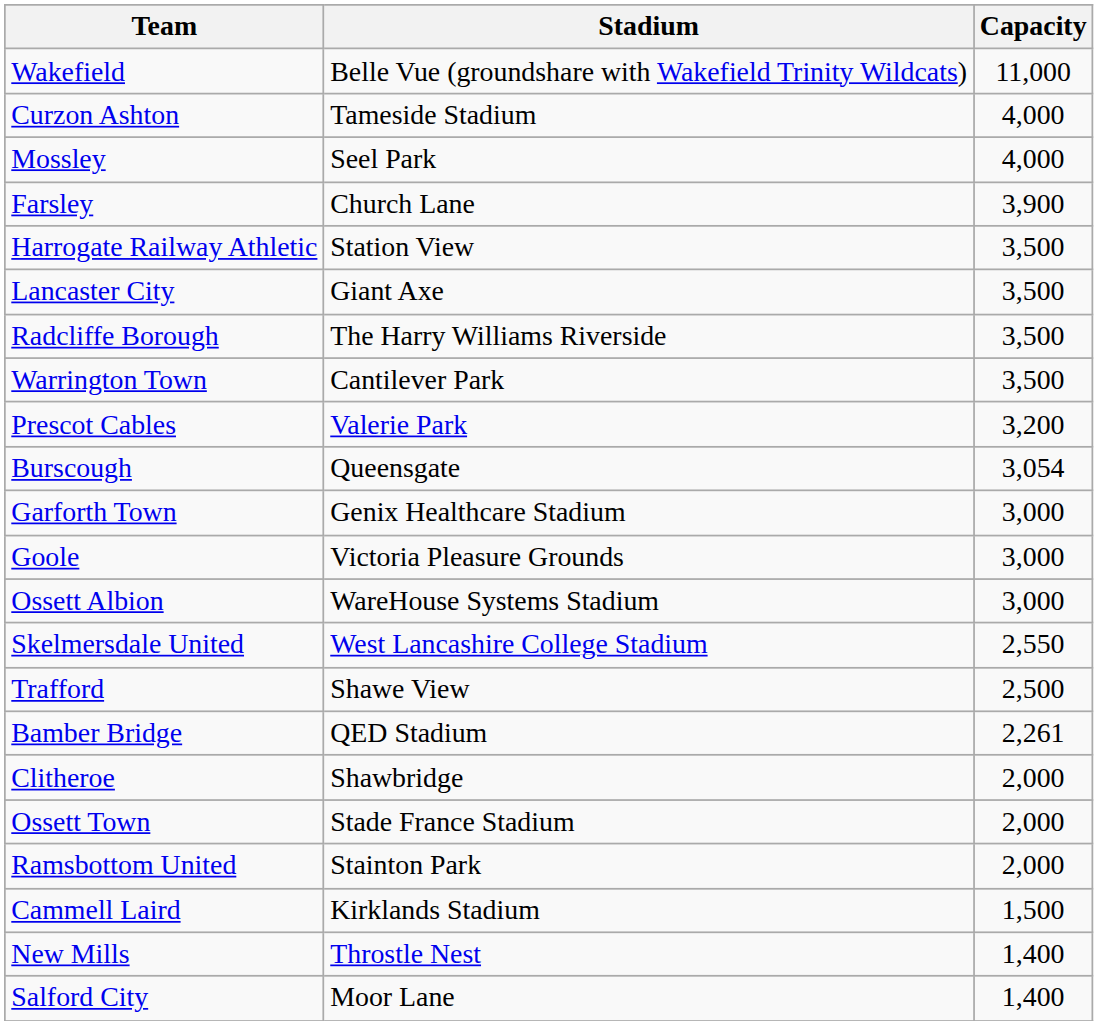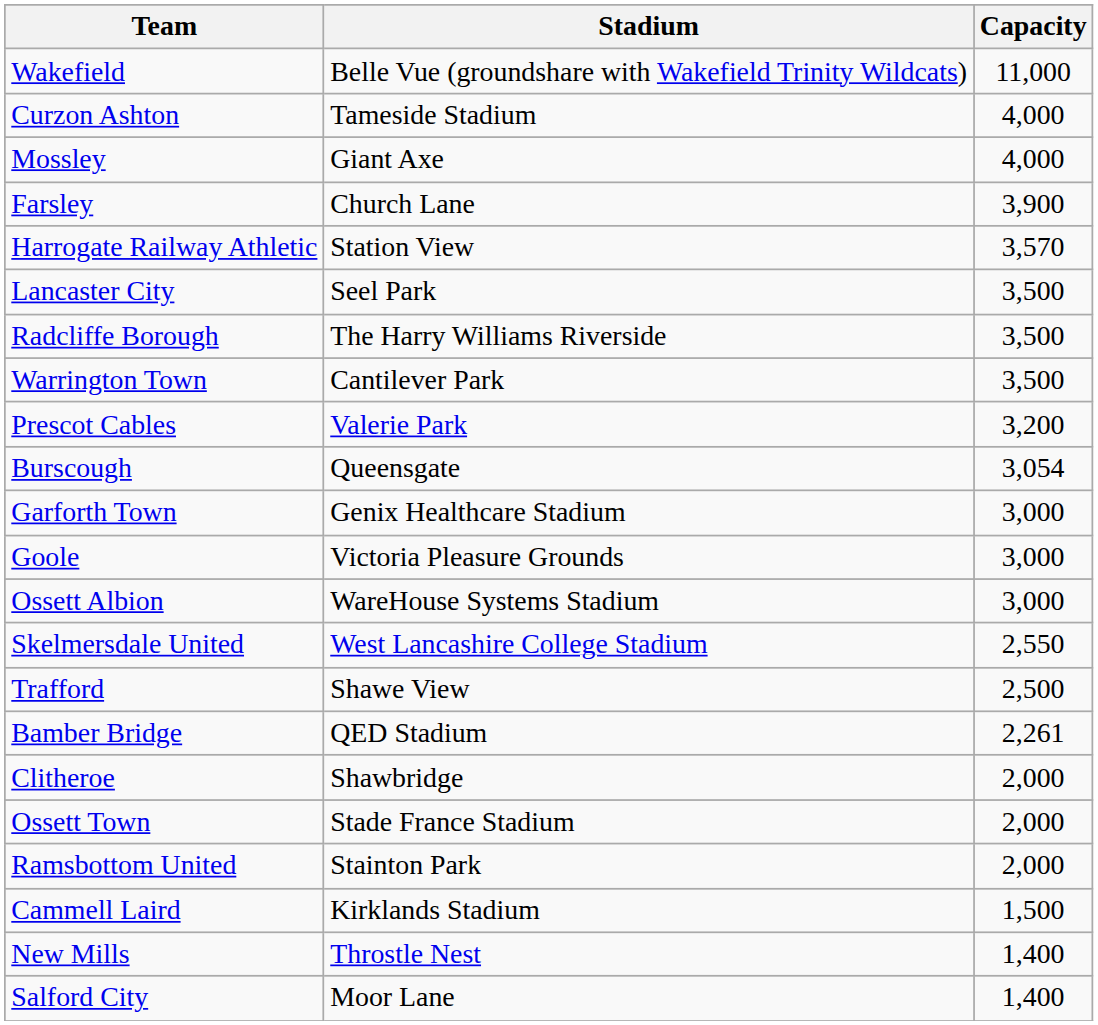(383, 159) Seel Park -> (387, 159) Giant Axe
(1033, 247) 3,500 -> (1033, 247) 3,570
(387, 291) Giant Axe -> (383, 291) Seel Park
